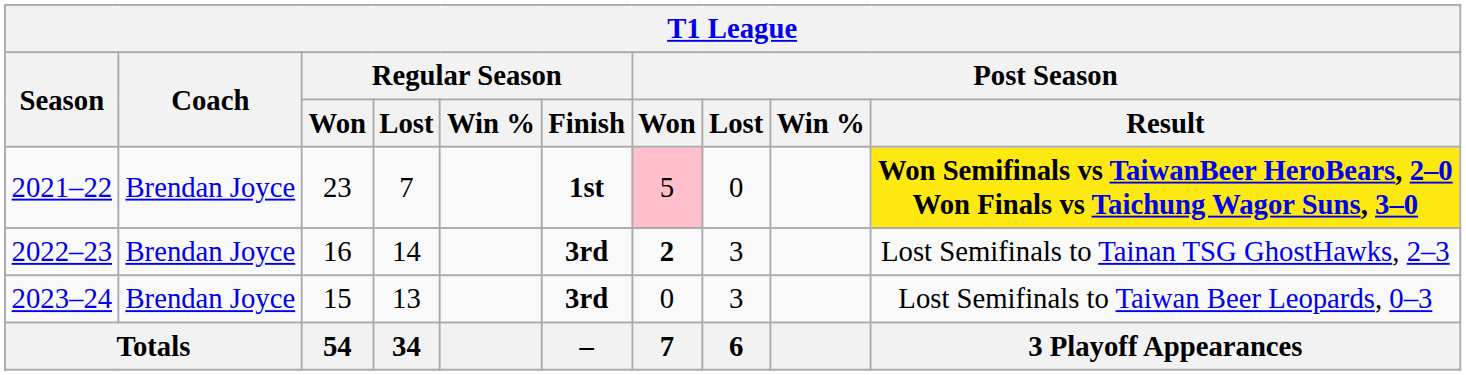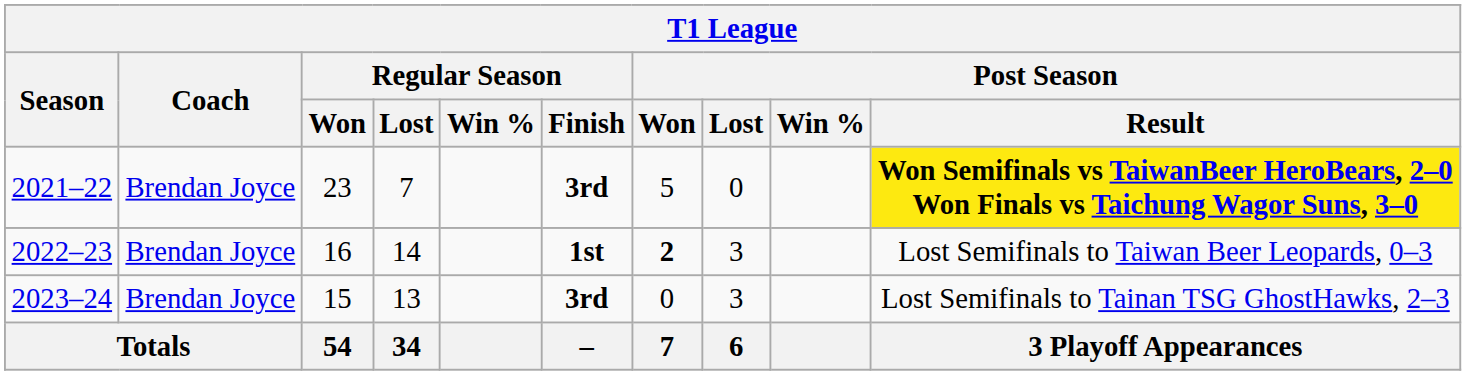(587, 187) 1st -> (587, 187) 3rd
(667, 187) pink background -> (667, 187) no background
(587, 251) 3rd -> (587, 251) 1st
(1165, 251) Lost Semifinals to Tainan TSG GhostHawks, 2–3 -> (1165, 251) Lost Semifinals to Taiwan Beer Leopards, 0–3
(1165, 299) Lost Semifinals to Taiwan Beer Leopards, 0–3 -> (1165, 299) Lost Semifinals to Tainan TSG GhostHawks, 2–3
